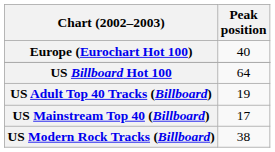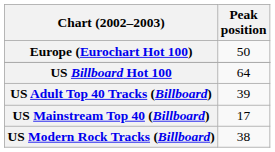(244, 51) 40 -> (244, 51) 50
(244, 94) 19 -> (244, 94) 39
